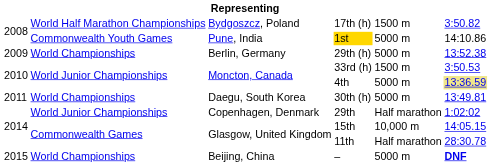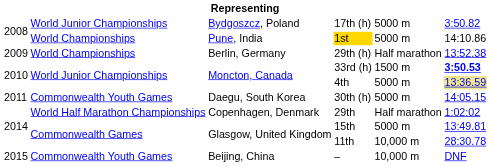(118, 23) World Half Marathon Championships -> (99, 23) World Junior Championships
(392, 23) 1500 m -> (392, 23) 5000 m
(101, 38) Commonwealth Youth Games -> (83, 38) World Championships
(392, 53) 5000 m -> (408, 53) Half marathon
(462, 68) normal -> (463, 68) bold
(83, 97) World Championships -> (101, 97) Commonwealth Youth Games
(465, 97) 13:49.81 -> (465, 97) 14:05.15
(99, 112) World Junior Championships -> (118, 112) World Half Marathon Championships
(397, 127) 10,000 m -> (392, 127) 5000 m
(465, 127) 14:05.15 -> (465, 127) 13:49.81
(408, 141) Half marathon -> (397, 141) 10,000 m
(83, 156) World Championships -> (101, 156) Commonwealth Youth Games
(392, 156) 5000 m -> (397, 156) 10,000 m
(455, 156) bold -> (455, 156) normal
